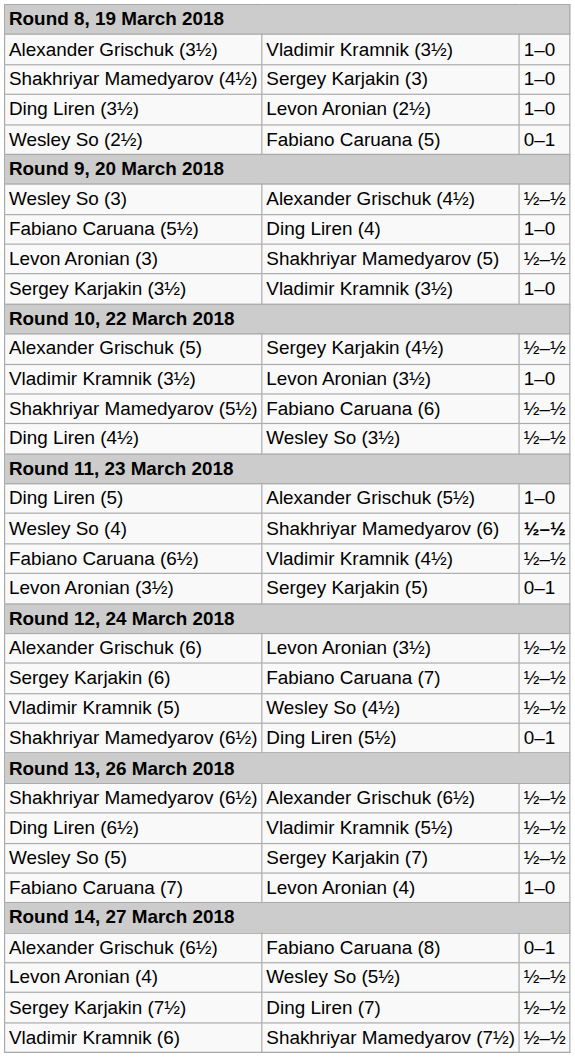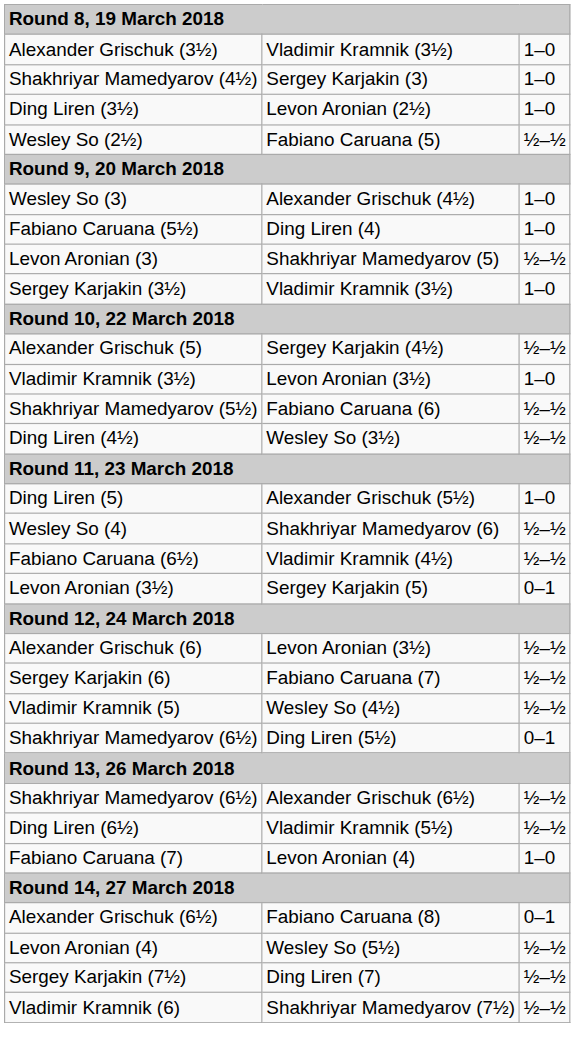(539, 139) 0–1 -> (545, 139) ½–½
(545, 199) ½–½ -> (539, 199) 1–0
(545, 528) bold -> (545, 528) normal
- row: (68, 857)
